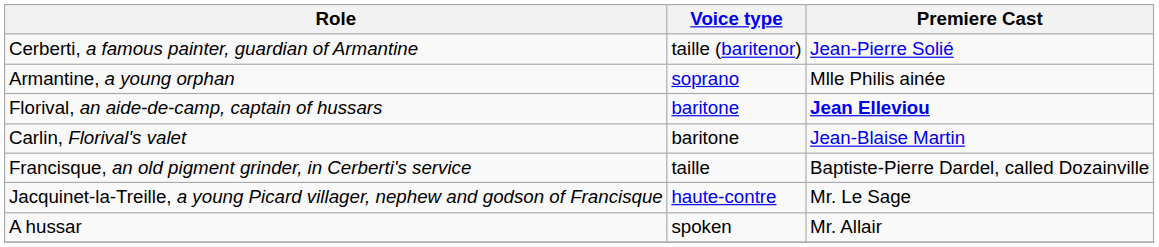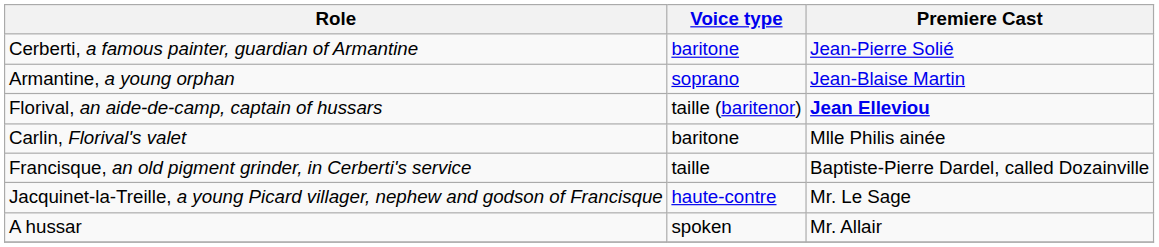(736, 49) taille (baritenor) -> (705, 49) baritone
(878, 78) Mlle Philis ainée -> (888, 78) Jean-Blaise Martin
(705, 108) baritone -> (736, 108) taille (baritenor)
(888, 138) Jean-Blaise Martin -> (878, 138) Mlle Philis ainée
